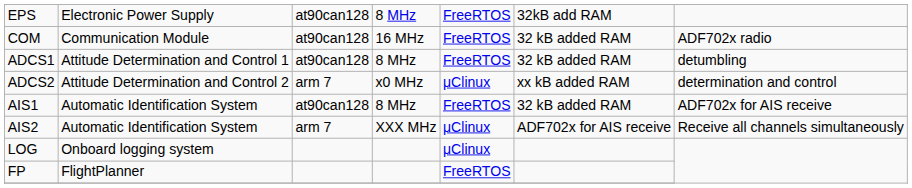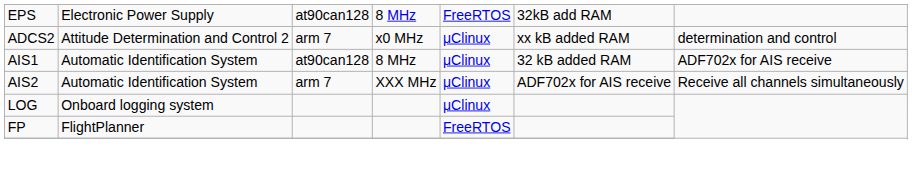- row: (24, 37)
- row: (31, 60)
(477, 104) FreeRTOS -> (467, 60) μClinux
